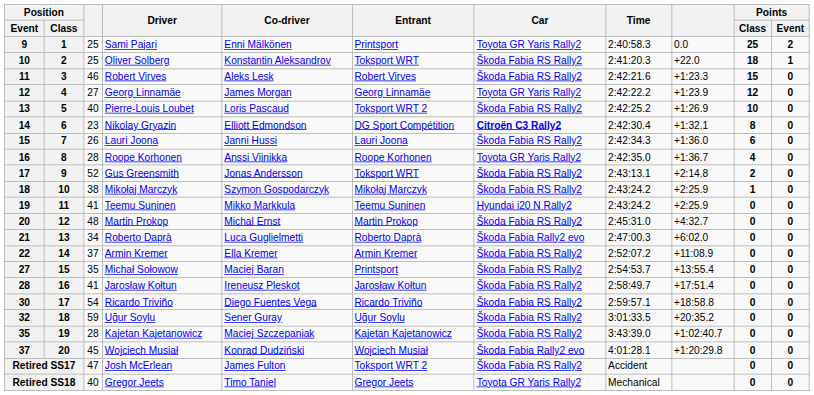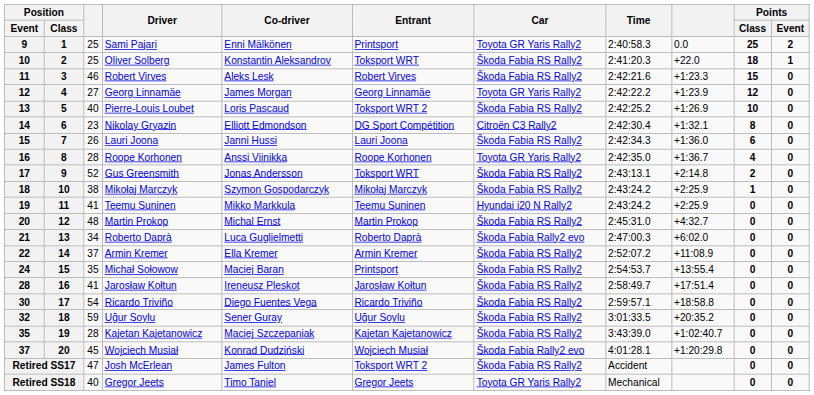(519, 125) bold -> (517, 125) normal
(24, 269) 27 -> (24, 269) 24
